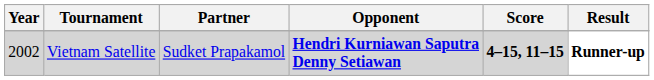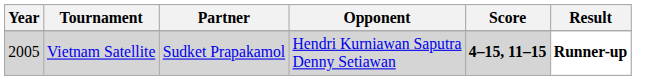(24, 52) 2002 -> (24, 52) 2005
(386, 52) bold -> (377, 52) normal
